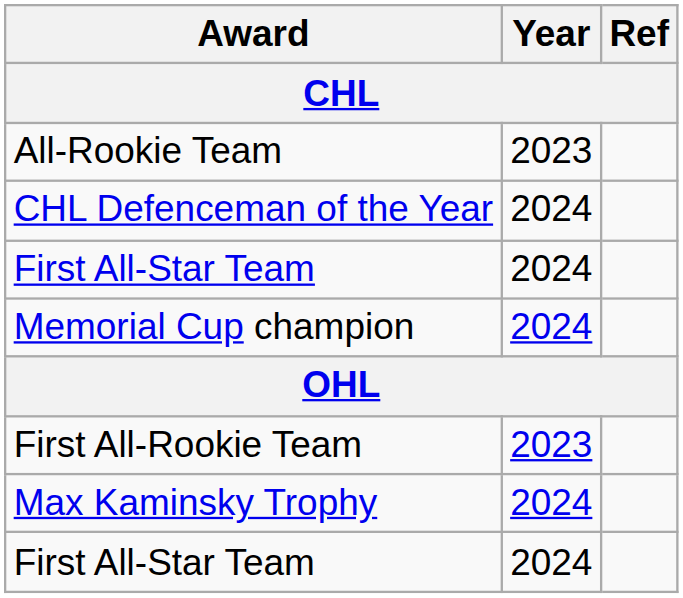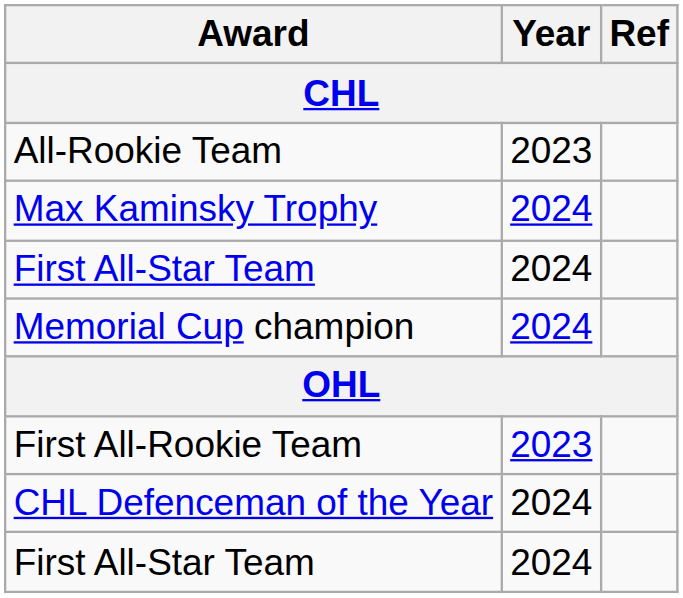rows swapped: (253, 209) <-> (195, 502)
